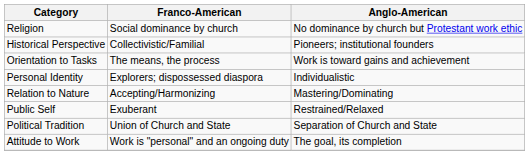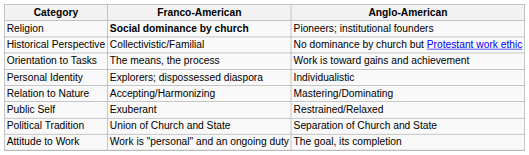(174, 28) normal -> (179, 28) bold
(408, 28) No dominance by church but Protestant work ethic -> (364, 28) Pioneers; institutional founders
(364, 45) Pioneers; institutional founders -> (408, 45) No dominance by church but Protestant work ethic
